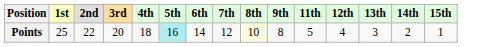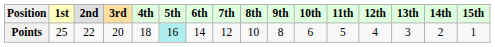+ column: (310, 13)
(254, 32) lightyellow background -> (254, 32) no background
